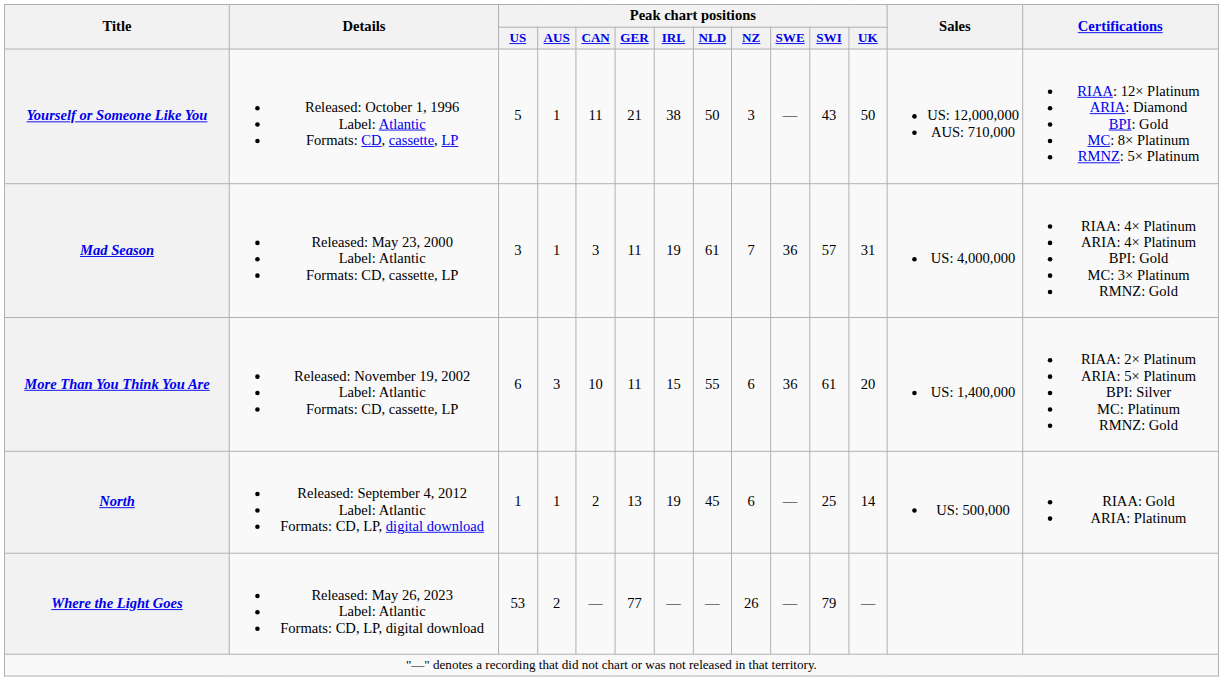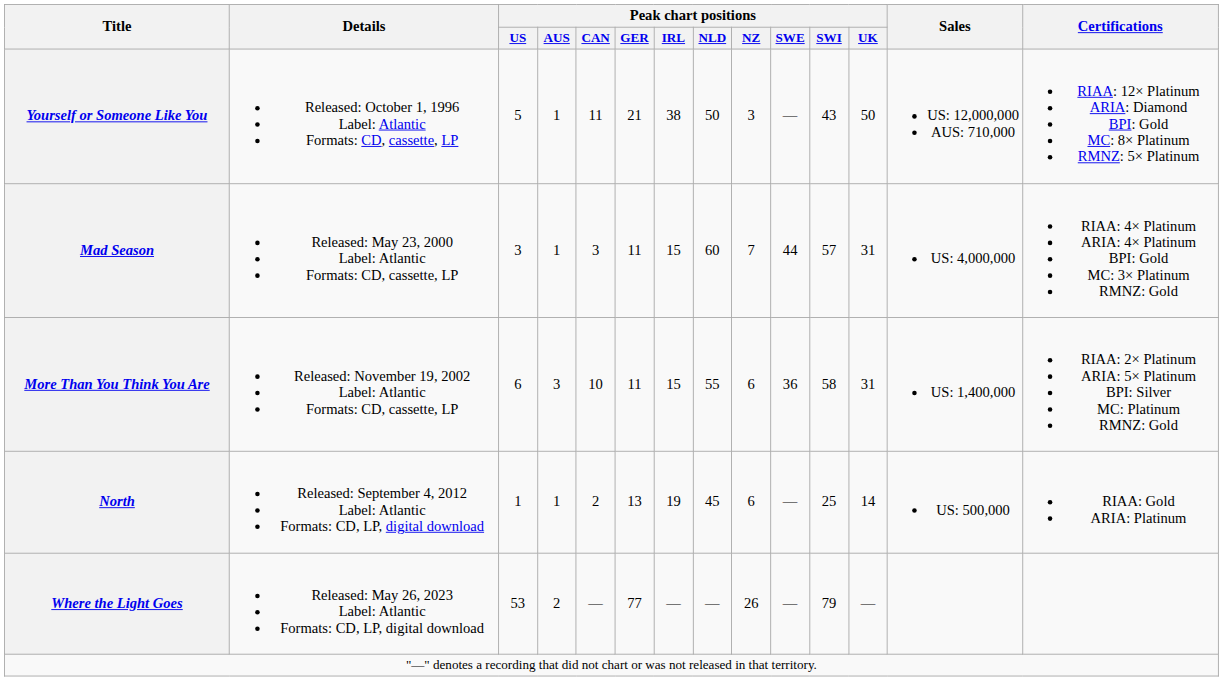(673, 250) 19 -> (673, 250) 15
(712, 250) 61 -> (712, 250) 60
(790, 250) 36 -> (790, 250) 44
(829, 384) 61 -> (829, 384) 58
(868, 384) 20 -> (868, 384) 31
